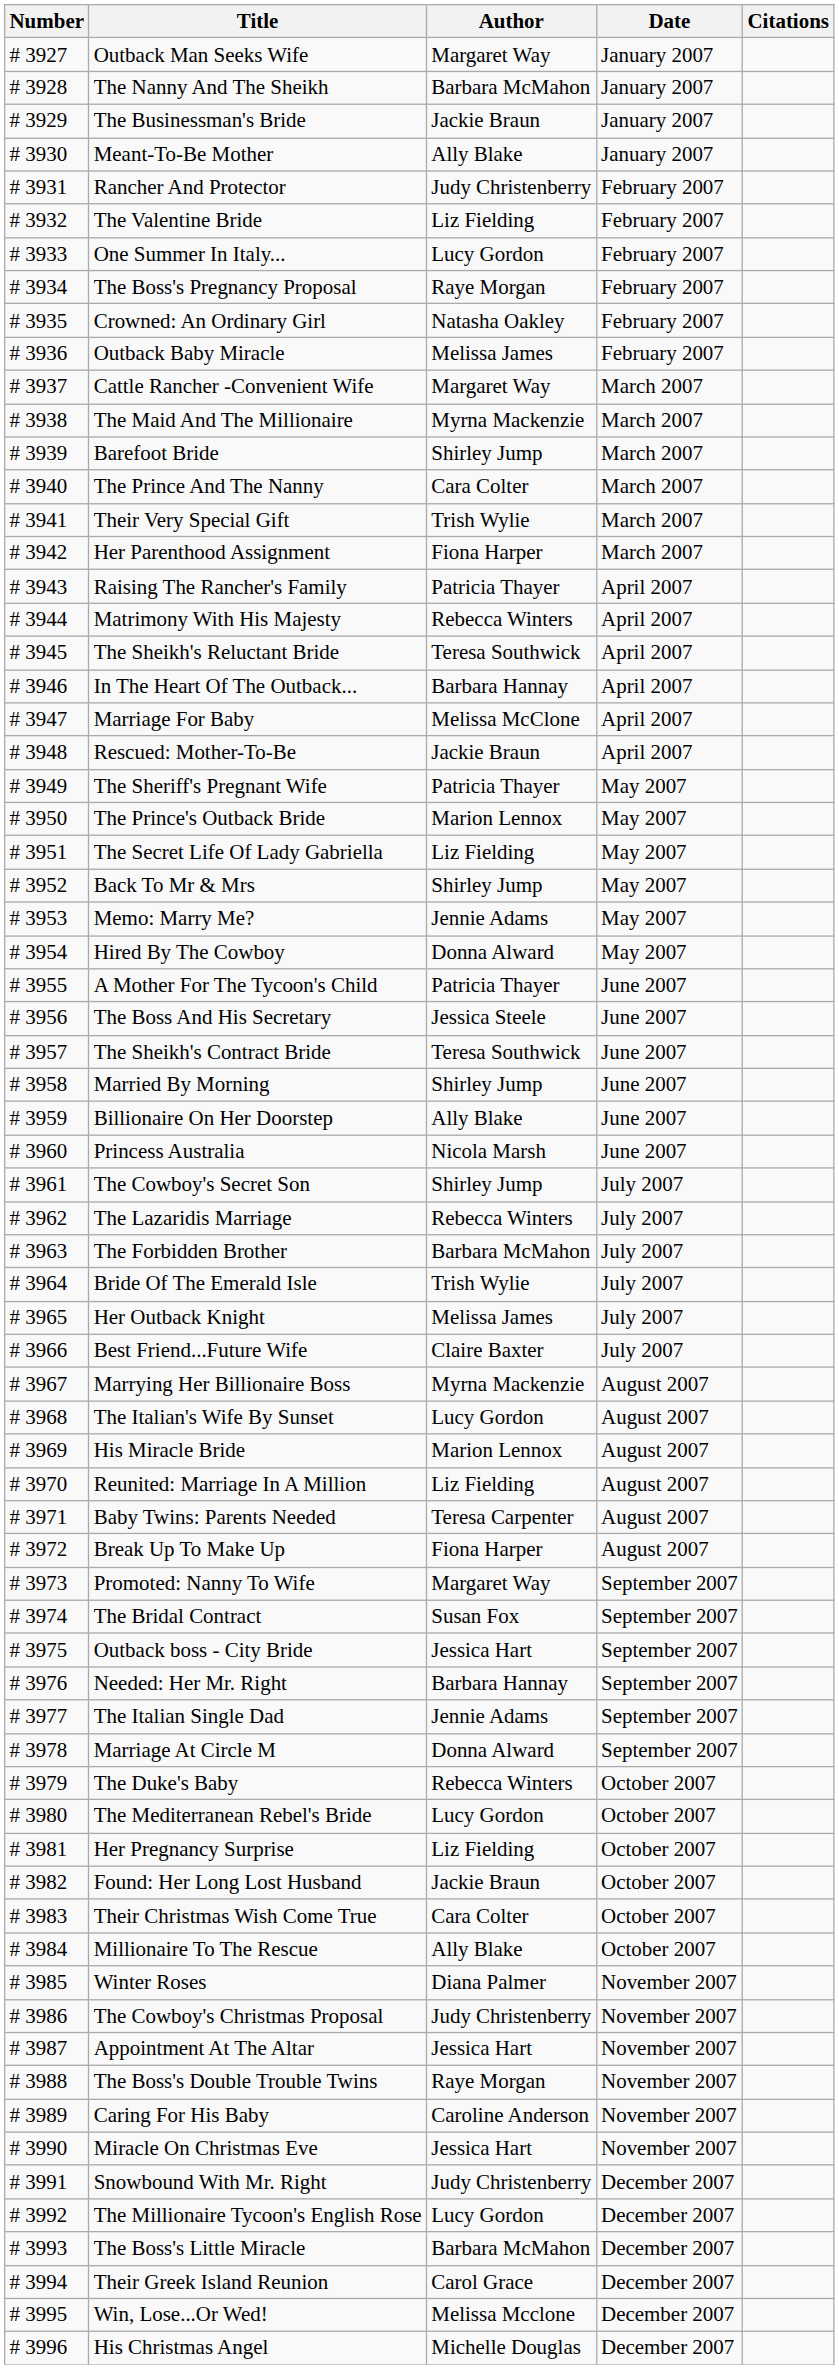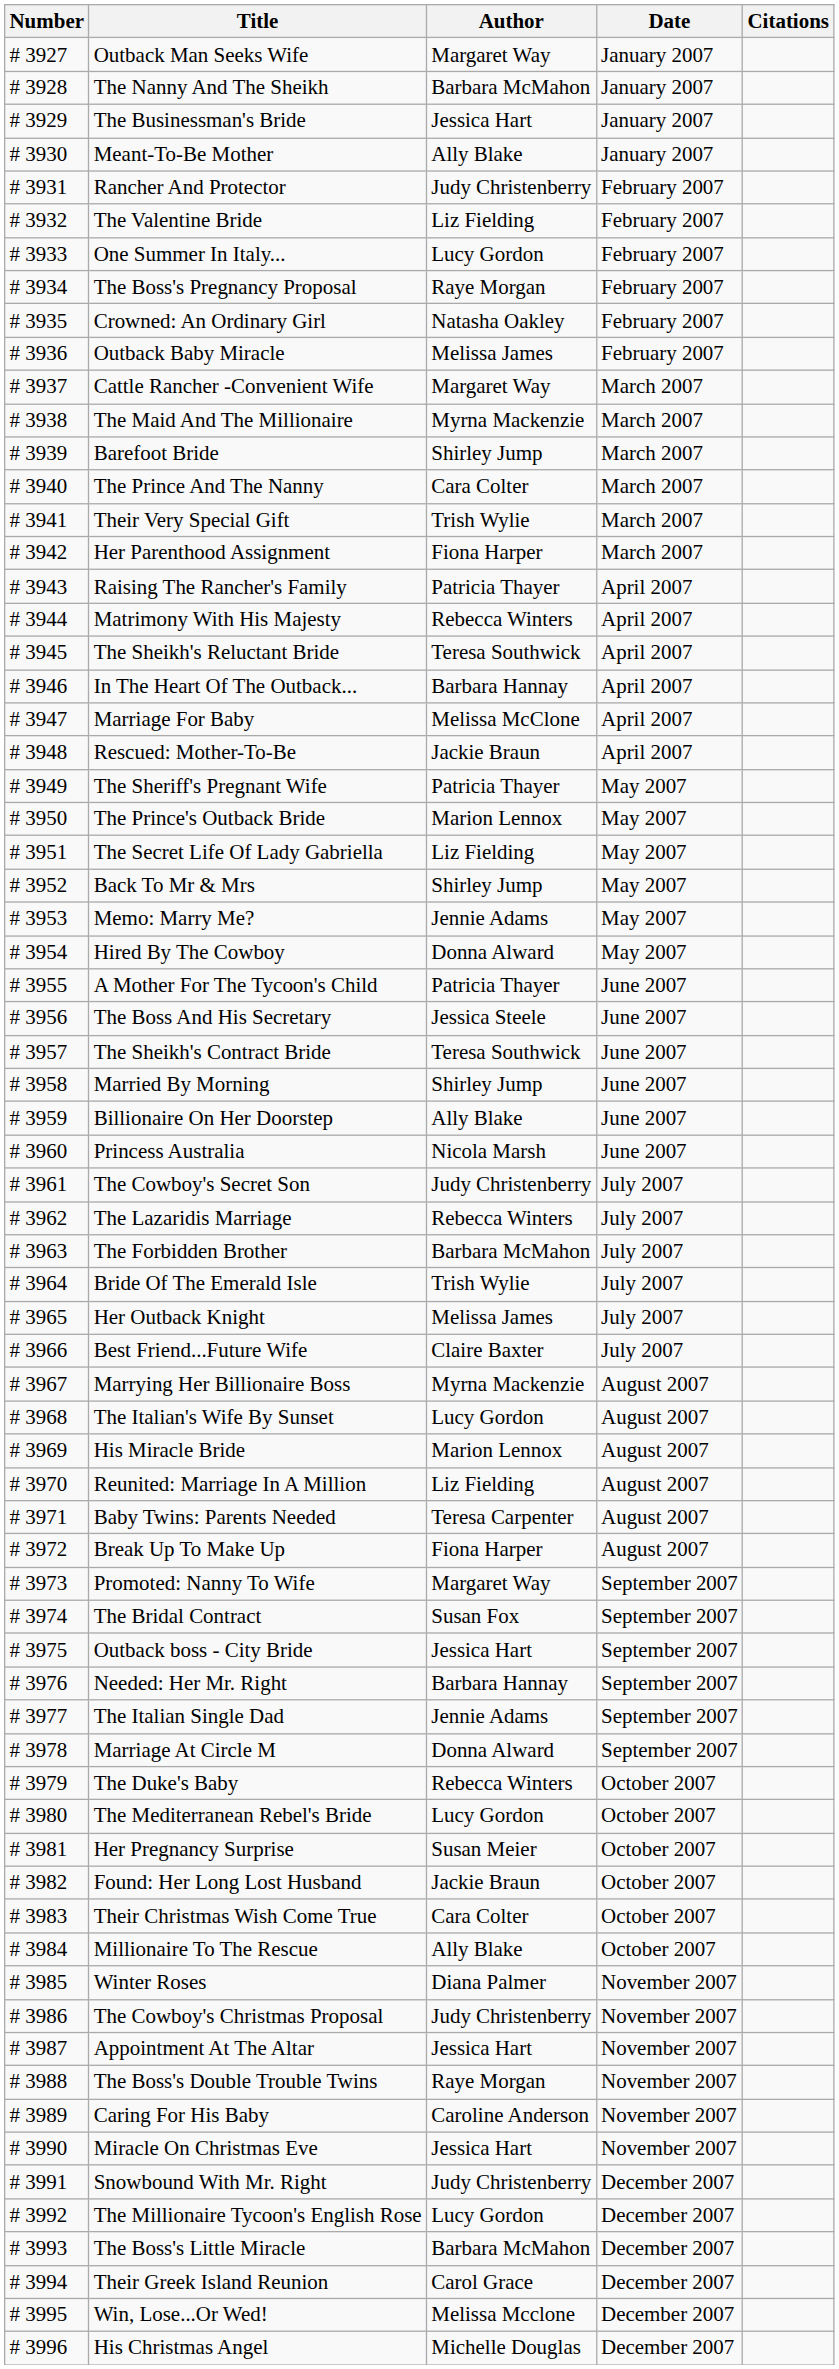(486, 120) Jackie Braun -> (482, 120) Jessica Hart
(487, 1184) Shirley Jump -> (511, 1184) Judy Christenberry
(483, 1849) Liz Fielding -> (484, 1849) Susan Meier
